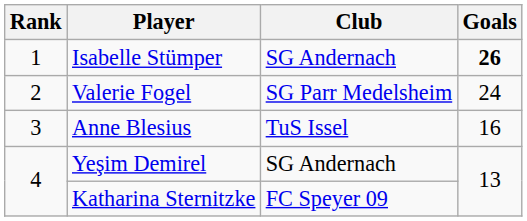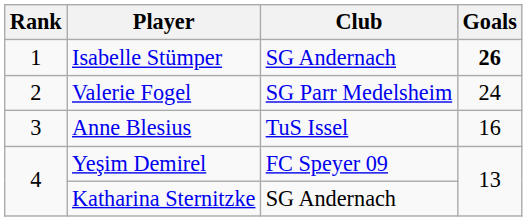(331, 163) SG Andernach -> (327, 163) FC Speyer 09
(327, 198) FC Speyer 09 -> (331, 198) SG Andernach
